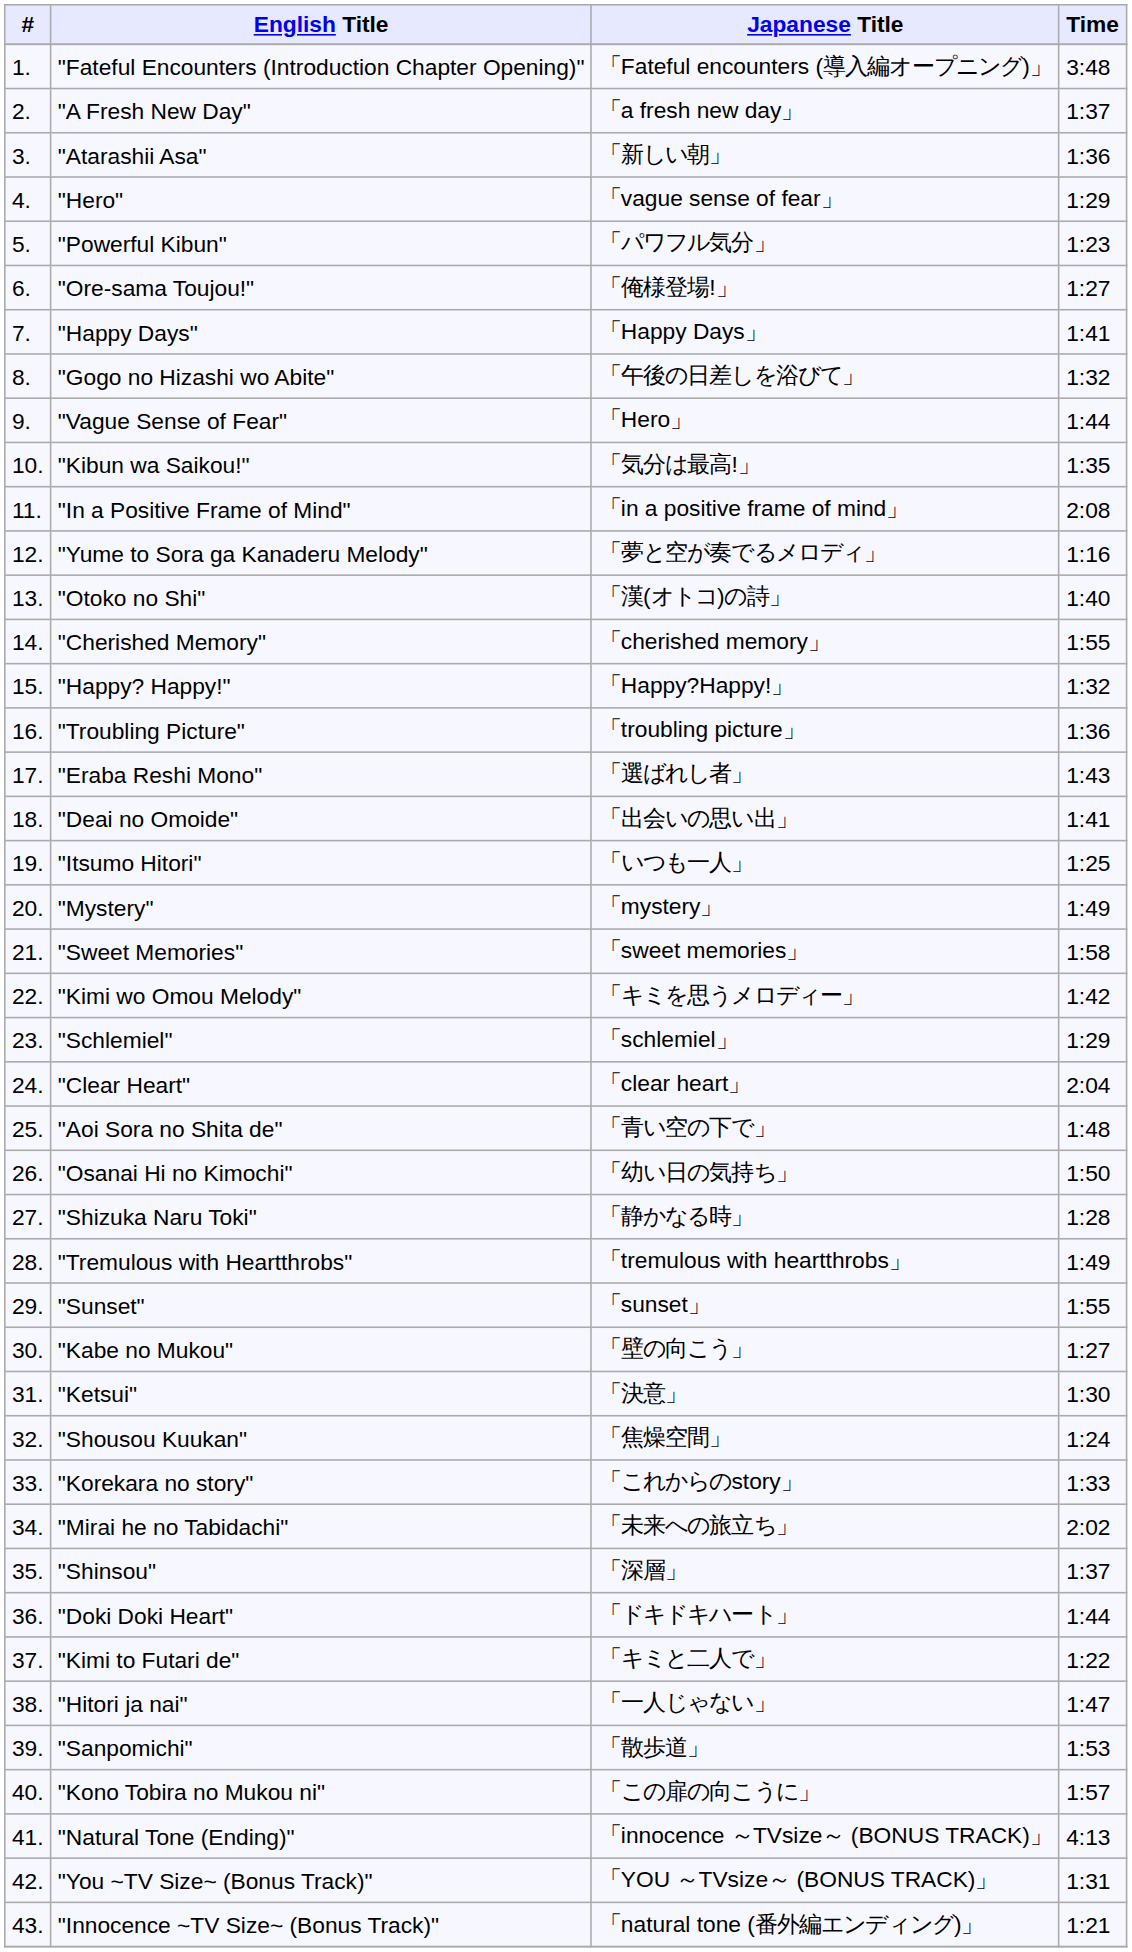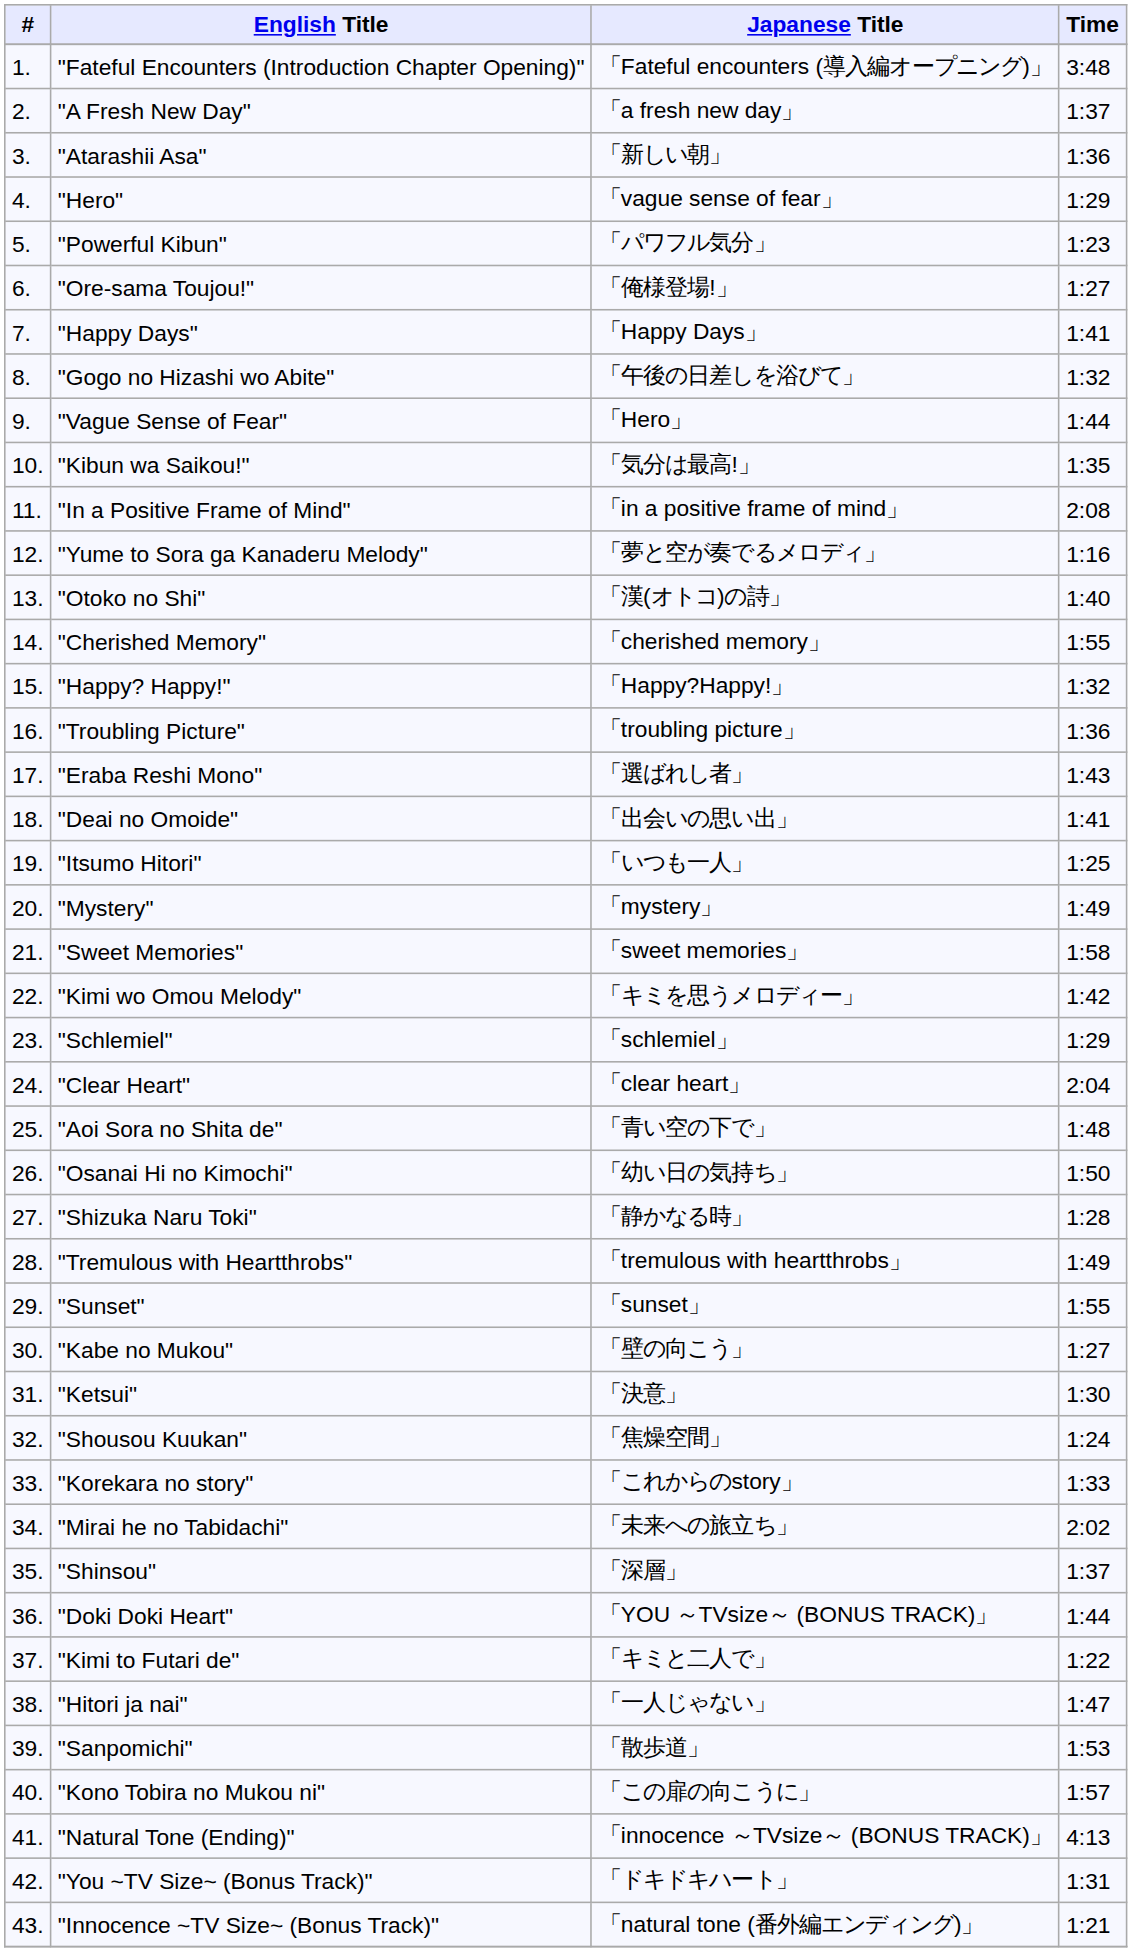(698, 1614) 「ドキドキハート」 -> (798, 1614) 「YOU ～TVsize～ (BONUS TRACK)」
(798, 1880) 「YOU ～TVsize～ (BONUS TRACK)」 -> (698, 1880) 「ドキドキハート」
